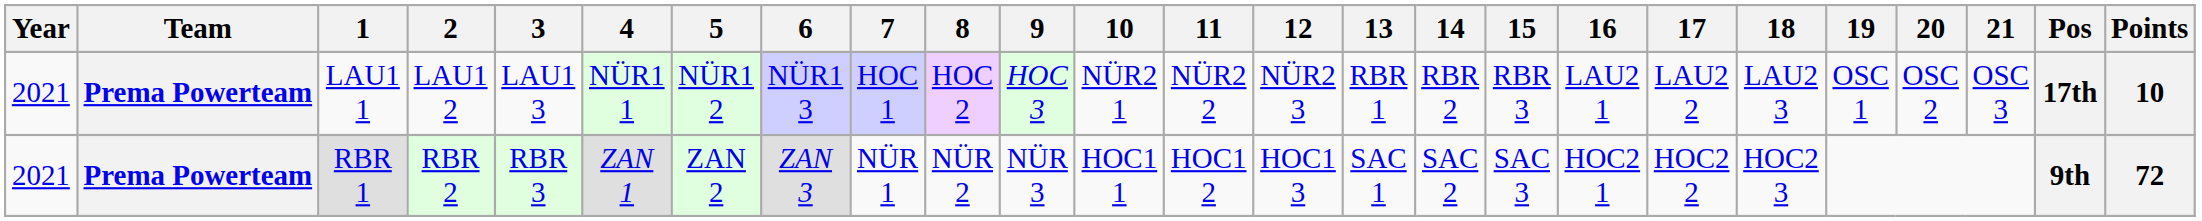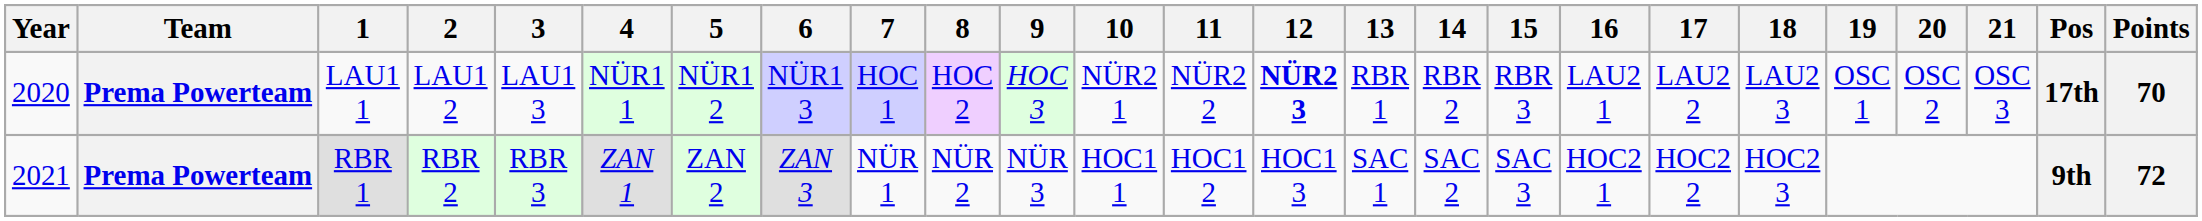(41, 92) 2021 -> (41, 92) 2020
(1298, 92) normal -> (1299, 92) bold
(2150, 92) 10 -> (2151, 92) 70
